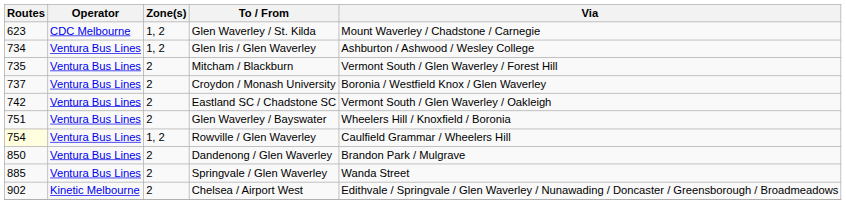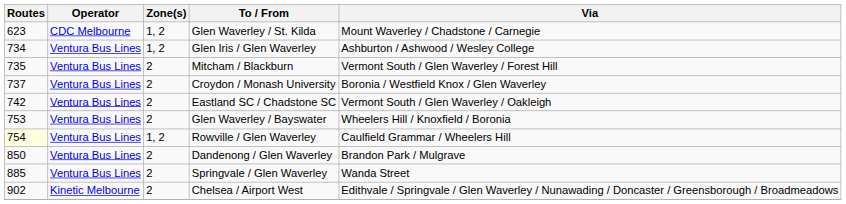(16, 119) 751 -> (16, 119) 753
